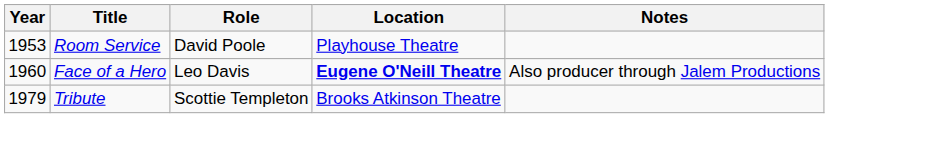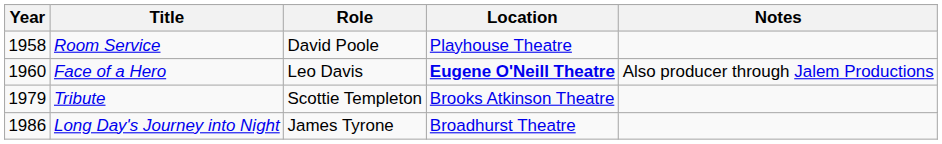(27, 44) 1953 -> (27, 44) 1958
+ row: (167, 125)
